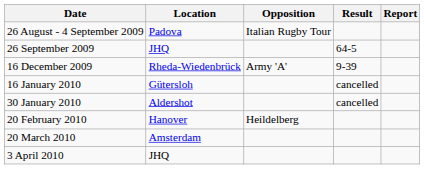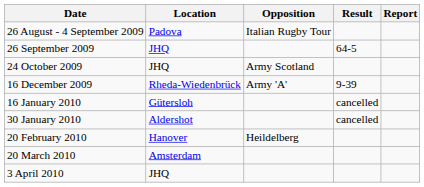+ row: (45, 66)
